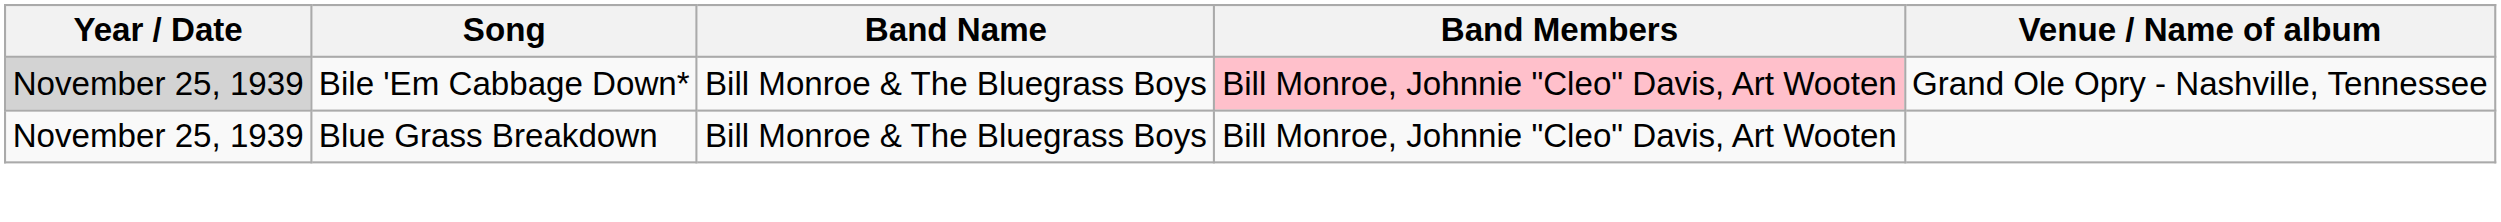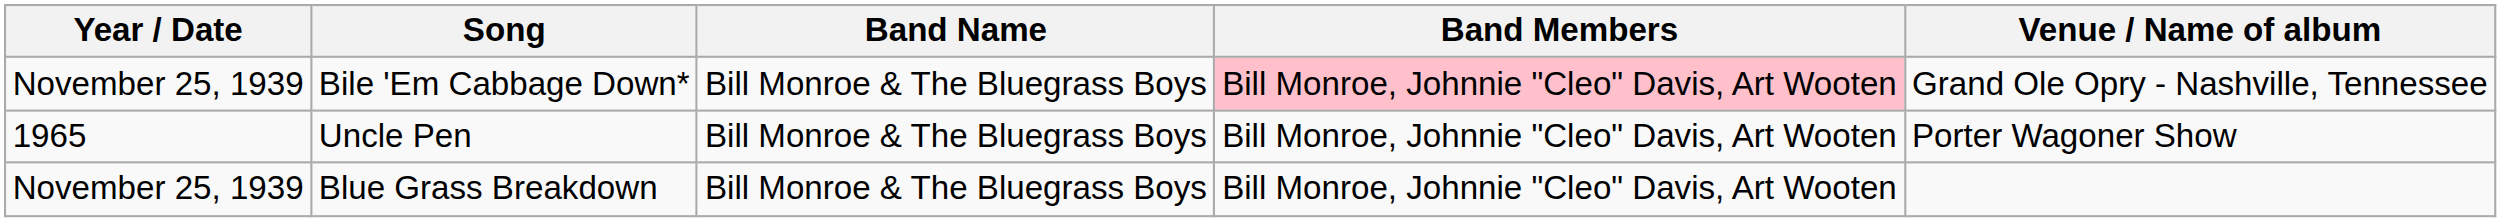(158, 83) lightgrey background -> (158, 83) no background
+ row: (395, 135)
